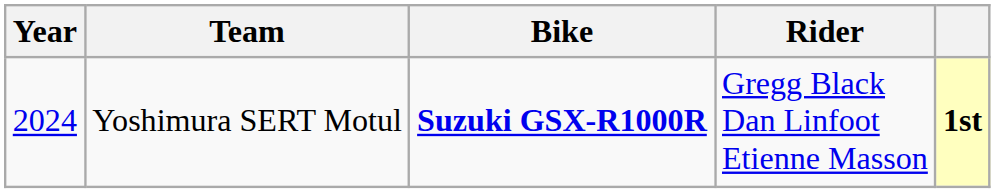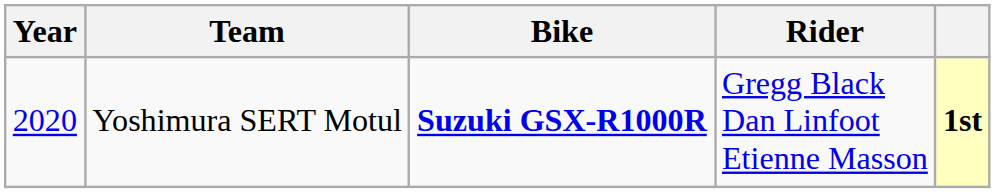(45, 121) 2024 -> (45, 121) 2020
